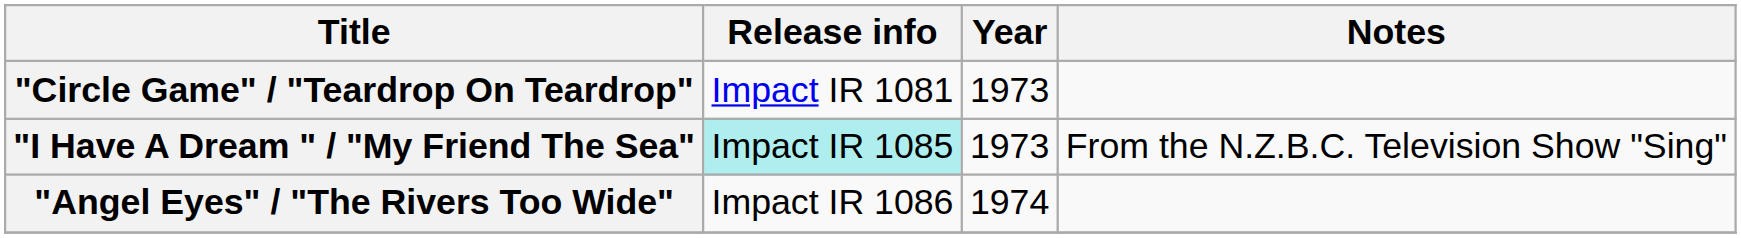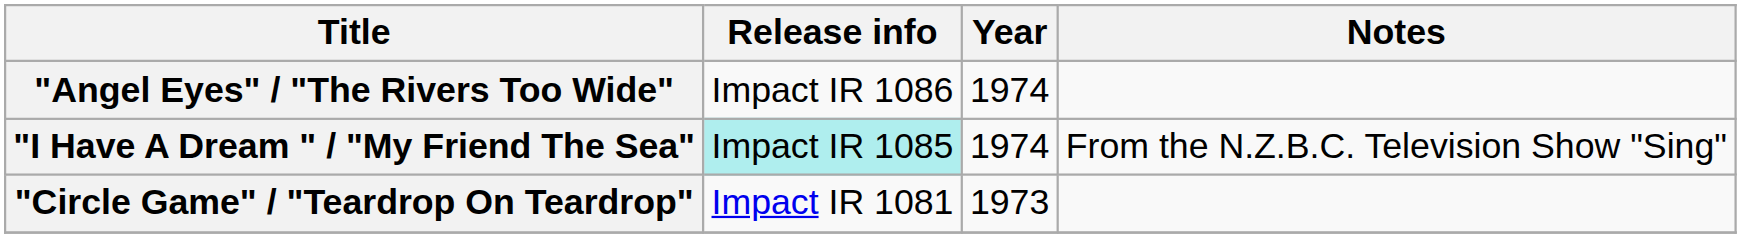rows swapped: (354, 89) <-> (354, 202)
(1010, 145) 1973 -> (1010, 145) 1974
